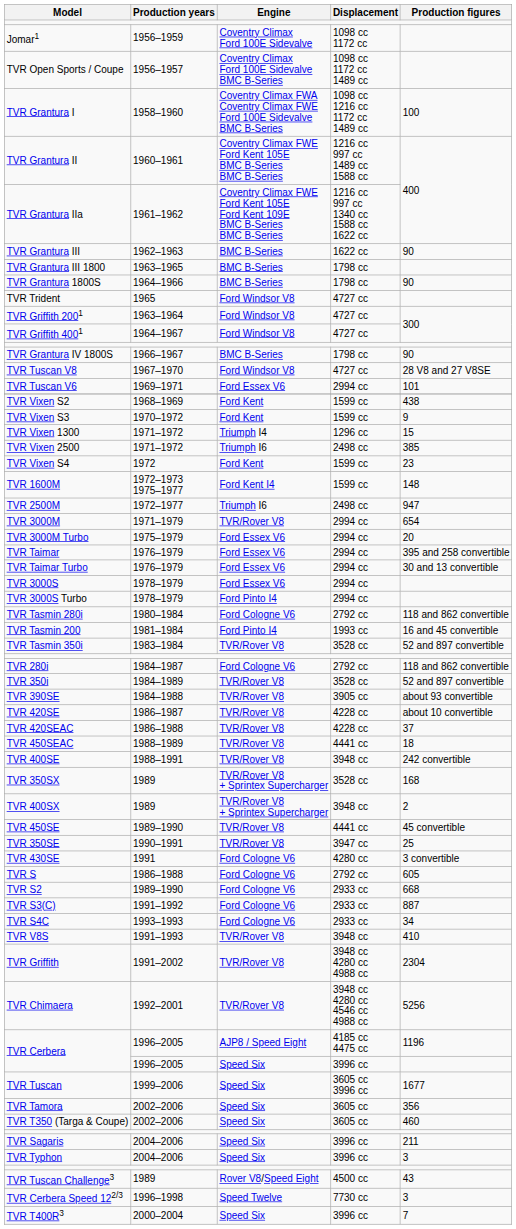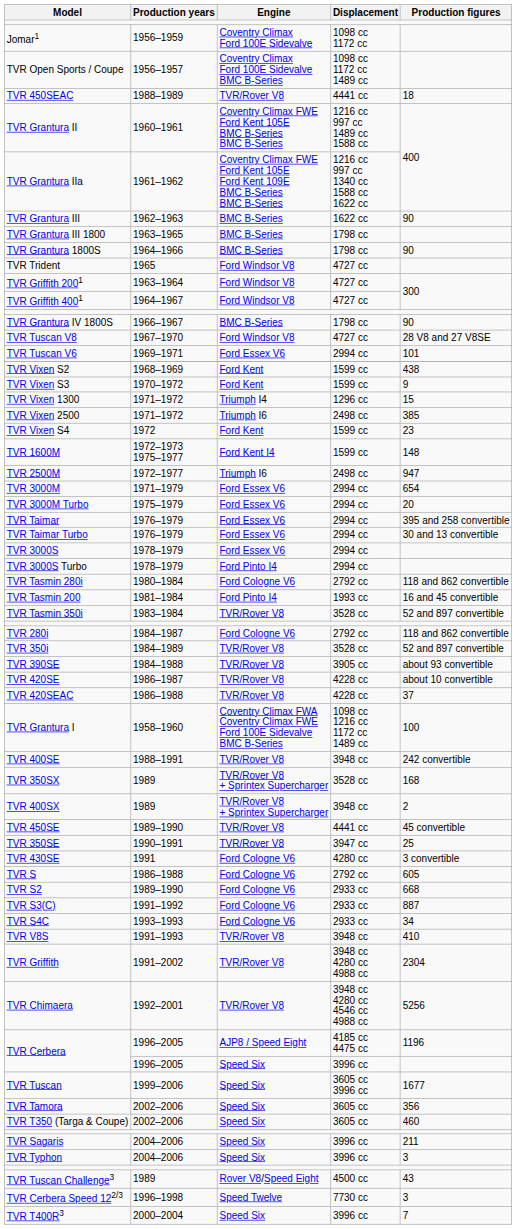rows swapped: (41, 112) <-> (40, 743)
(252, 521) TVR/Rover V8 -> (252, 488) Ford Essex V6
